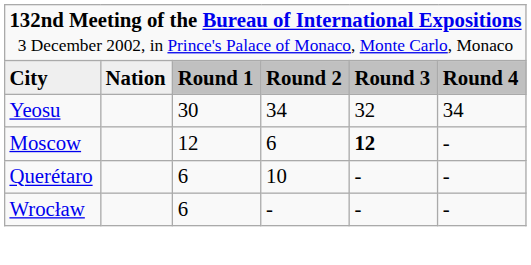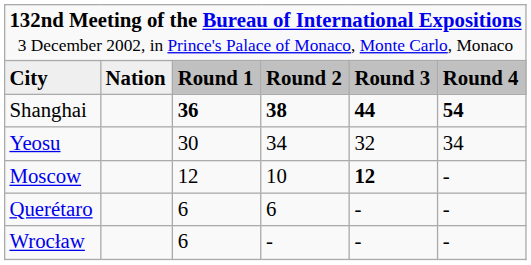+ row: (48, 110)
(271, 143) 6 -> (276, 176) 10
(276, 176) 10 -> (271, 209) 6
